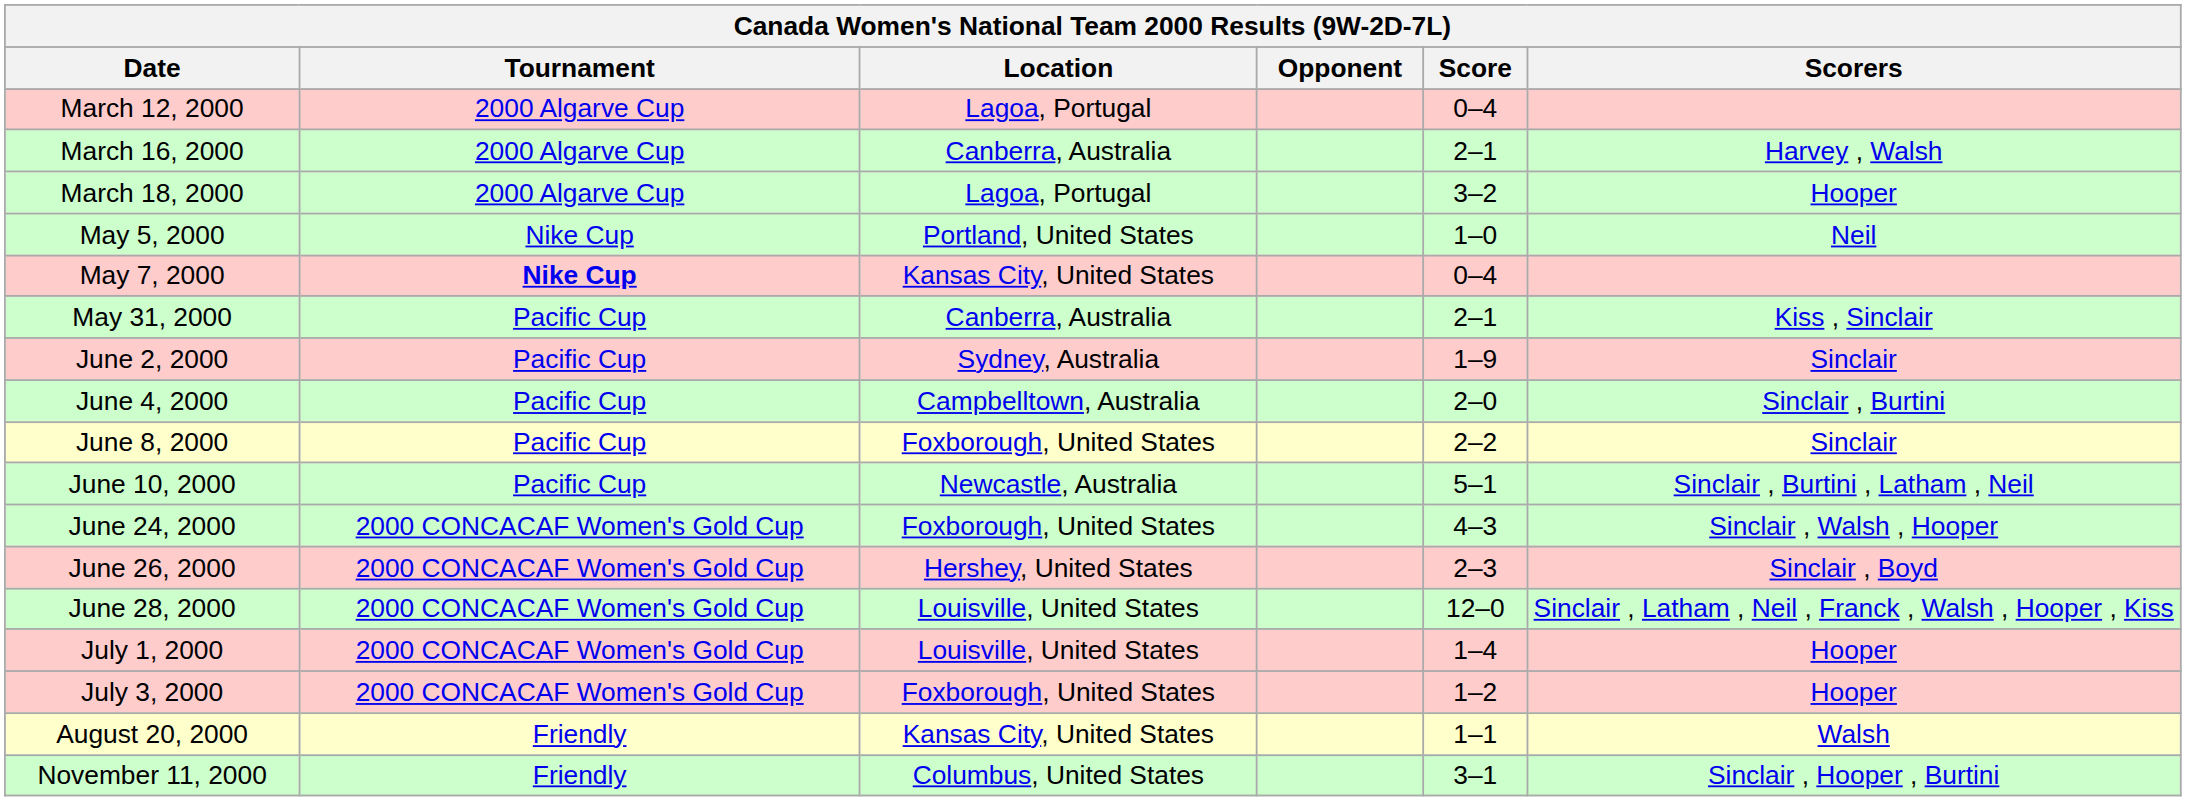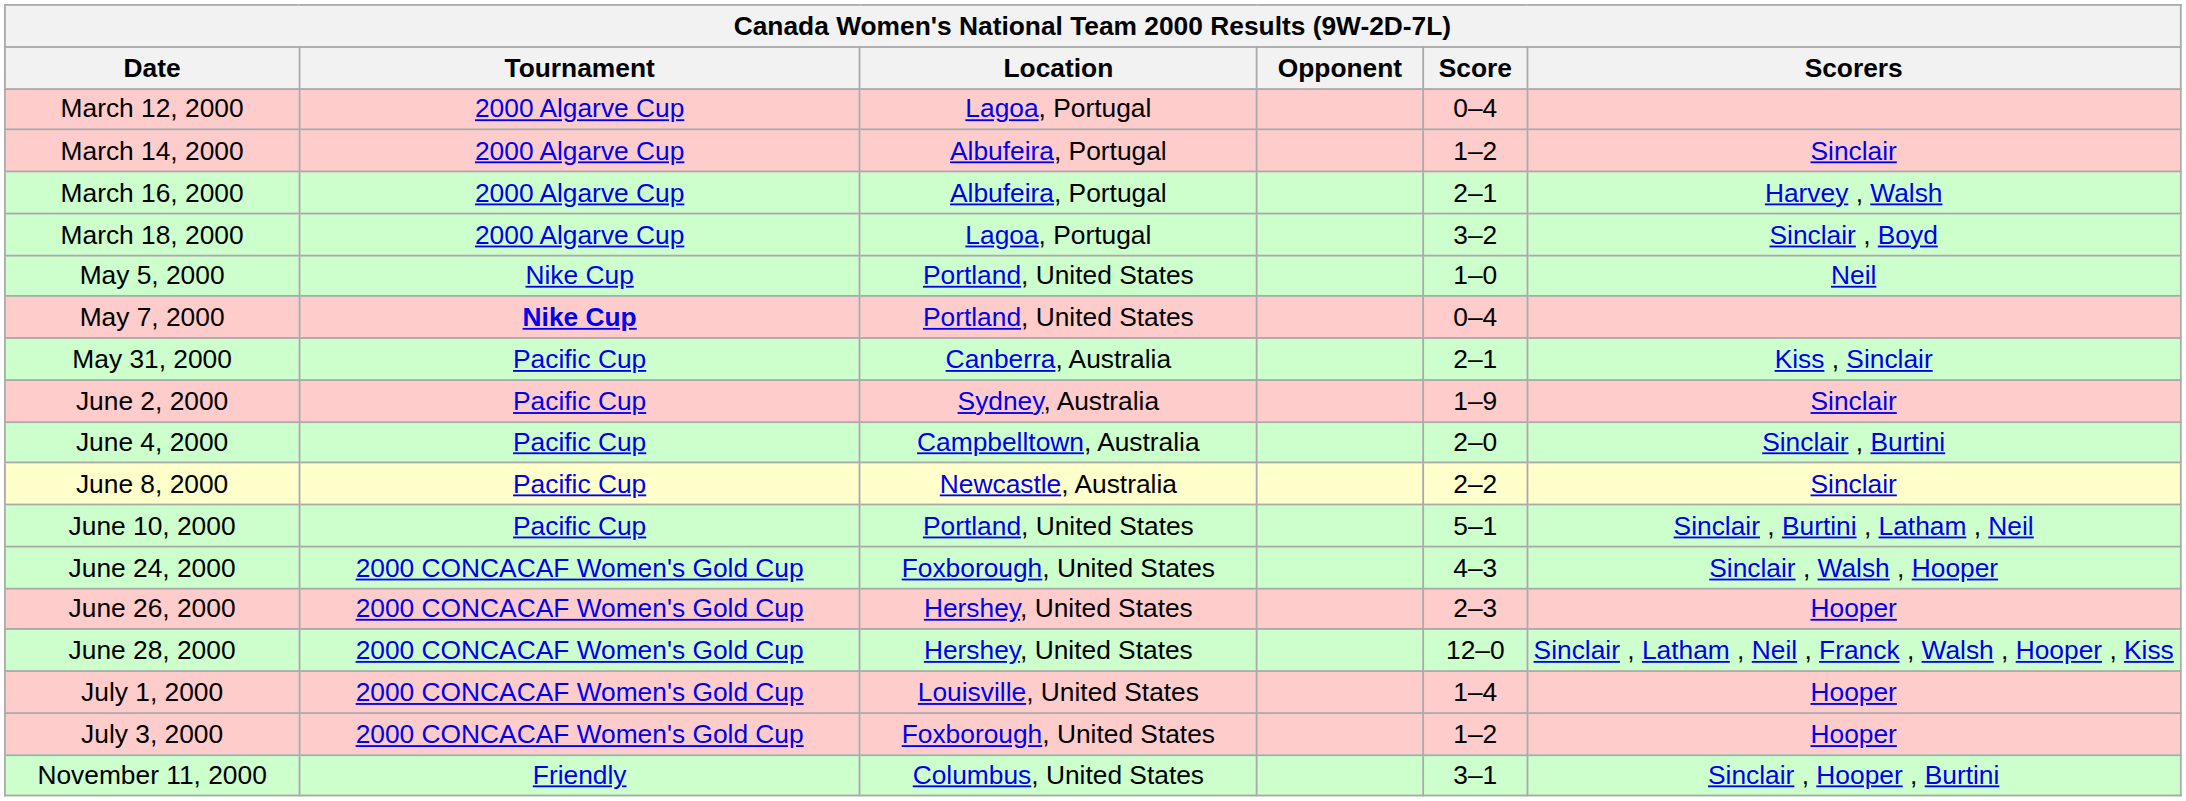+ row: (152, 151)
(1058, 151) Canberra, Australia -> (1058, 193) Albufeira, Portugal
(1854, 193) Hooper -> (1854, 234) Sinclair , Boyd
(1058, 276) Kansas City, United States -> (1058, 318) Portland, United States
(1058, 442) Foxborough, United States -> (1058, 484) Newcastle, Australia
(1058, 484) Newcastle, Australia -> (1058, 526) Portland, United States
(1854, 567) Sinclair , Boyd -> (1854, 609) Hooper
(1058, 609) Louisville, United States -> (1058, 651) Hershey, United States
- row: (152, 734)
